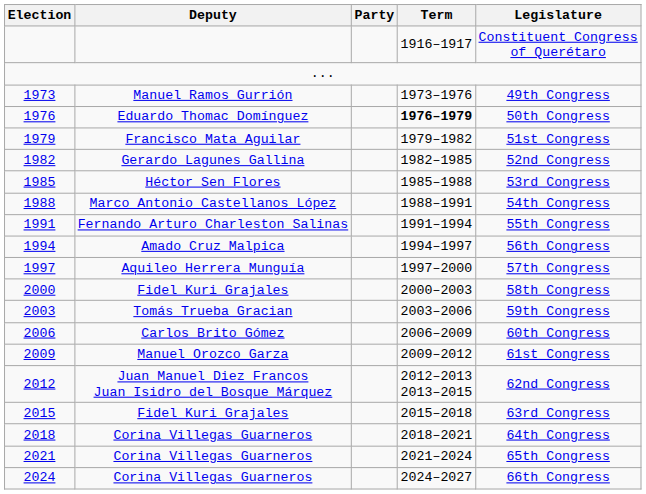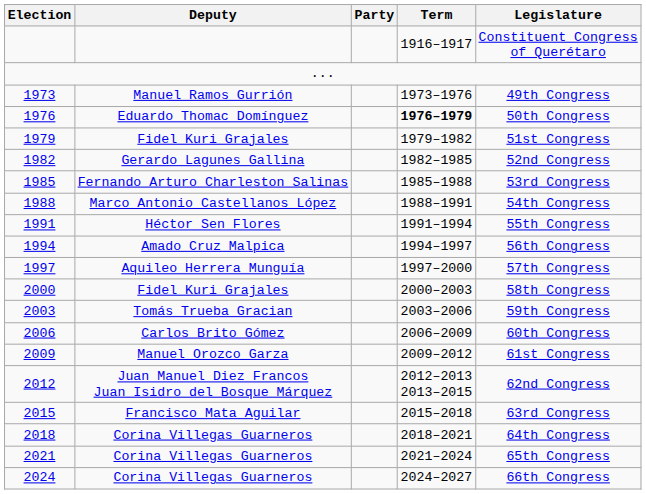(213, 139) Francisco Mata Aguilar -> (213, 139) Fidel Kuri Grajales
(213, 182) Héctor Sen Flores -> (213, 182) Fernando Arturo Charleston Salinas
(213, 225) Fernando Arturo Charleston Salinas -> (213, 225) Héctor Sen Flores
(213, 413) Fidel Kuri Grajales -> (213, 413) Francisco Mata Aguilar
